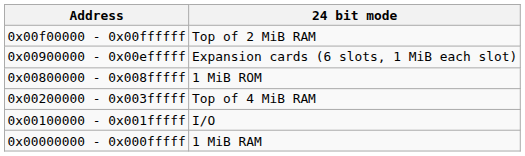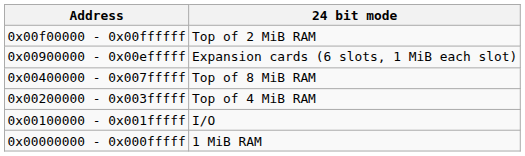- row: (97, 78)
+ row: (97, 78)
